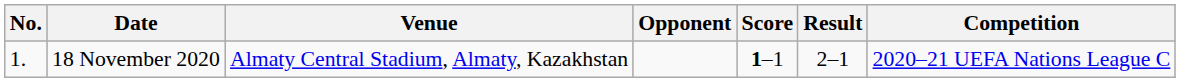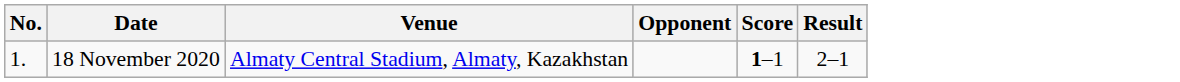- column: (1021, 22)
